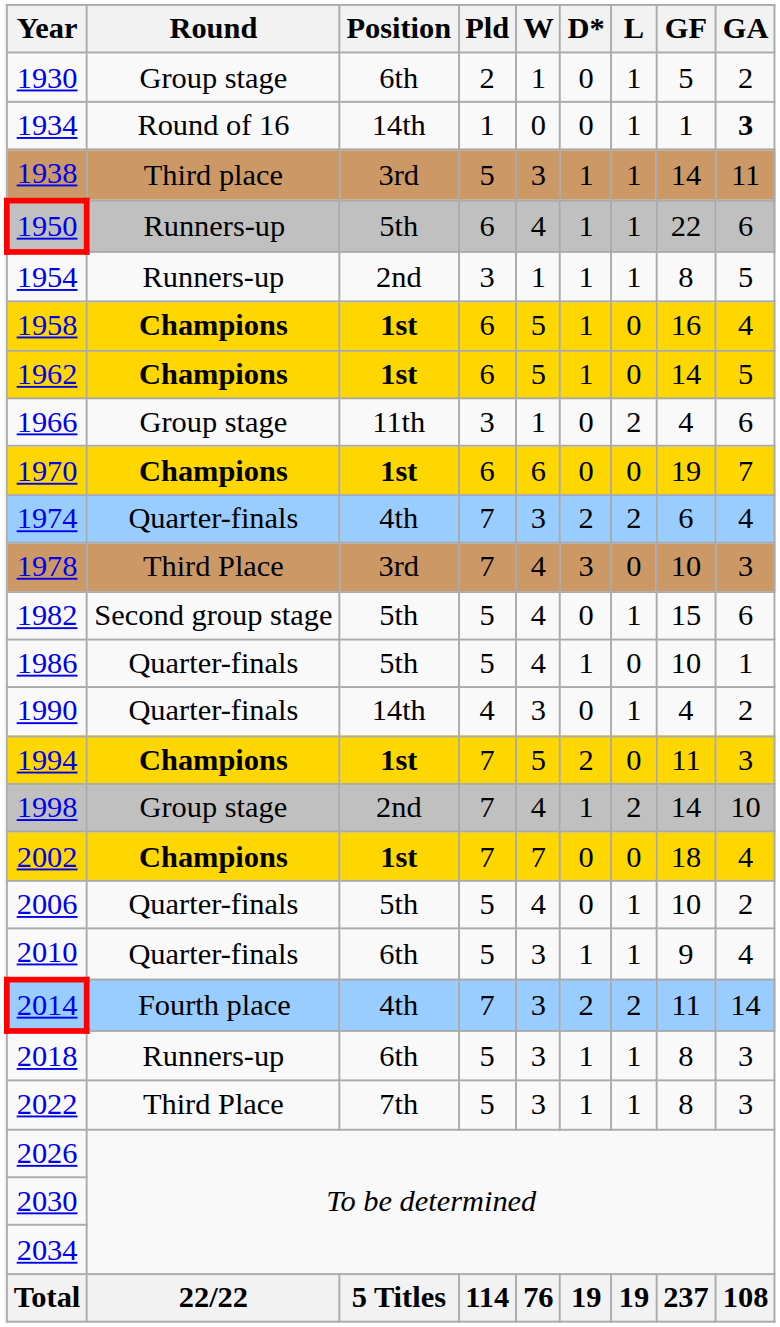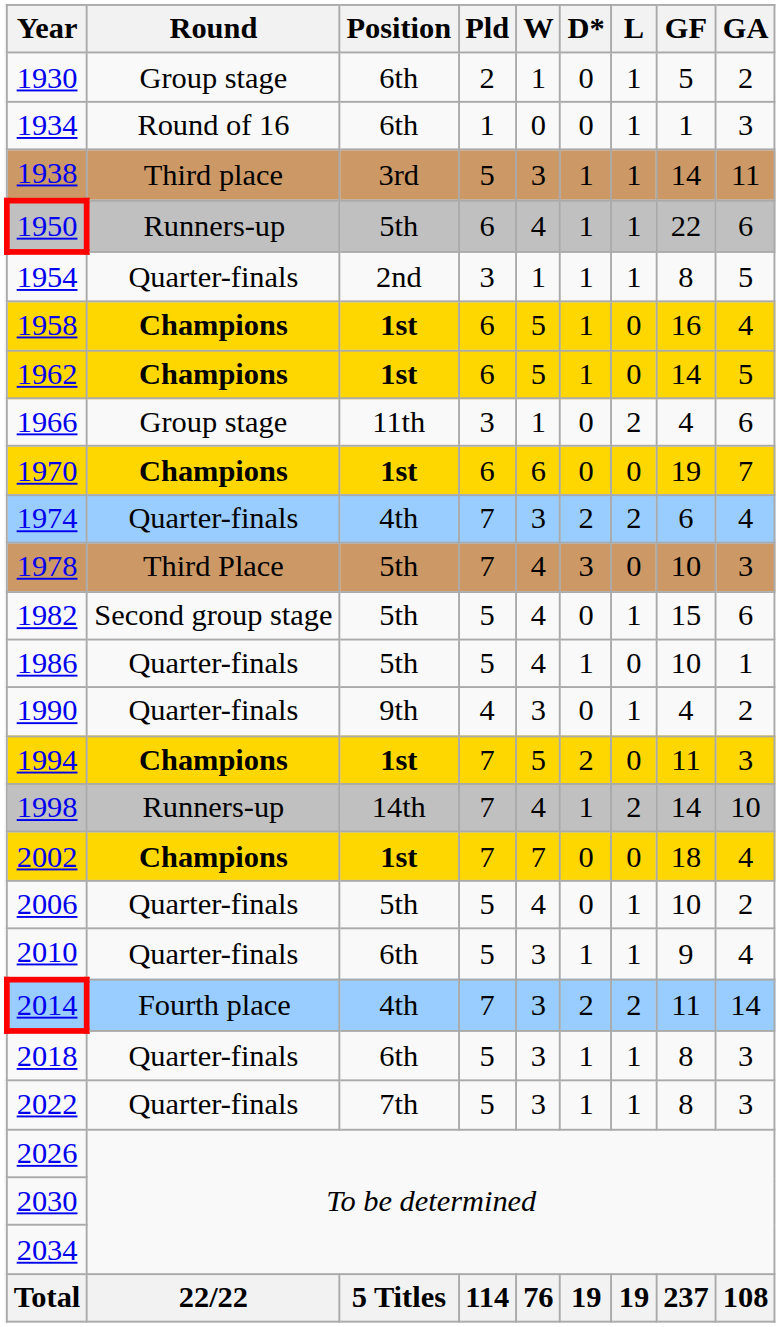(399, 125) 14th -> (399, 125) 6th
(746, 125) bold -> (746, 125) normal
(213, 276) Runners-up -> (213, 276) Quarter-finals
(399, 566) 3rd -> (399, 566) 5th
(399, 711) 14th -> (399, 711) 9th
(213, 807) Group stage -> (213, 807) Runners-up
(399, 807) 2nd -> (399, 807) 14th
(213, 1055) Runners-up -> (213, 1055) Quarter-finals
(213, 1104) Third Place -> (213, 1104) Quarter-finals
